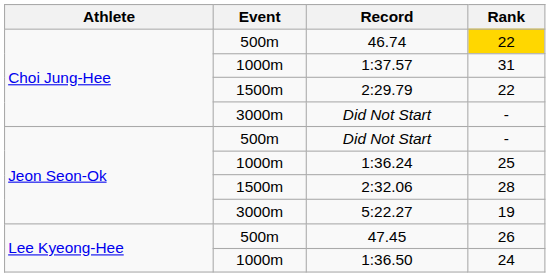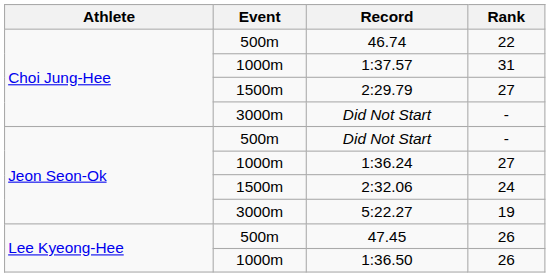(506, 41) gold background -> (506, 41) no background
(506, 90) 22 -> (506, 90) 27
(506, 163) 25 -> (506, 163) 27
(506, 187) 28 -> (506, 187) 24
(506, 261) 24 -> (506, 261) 26
